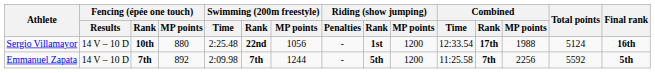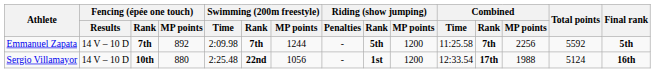rows swapped: (42, 44) <-> (42, 60)
